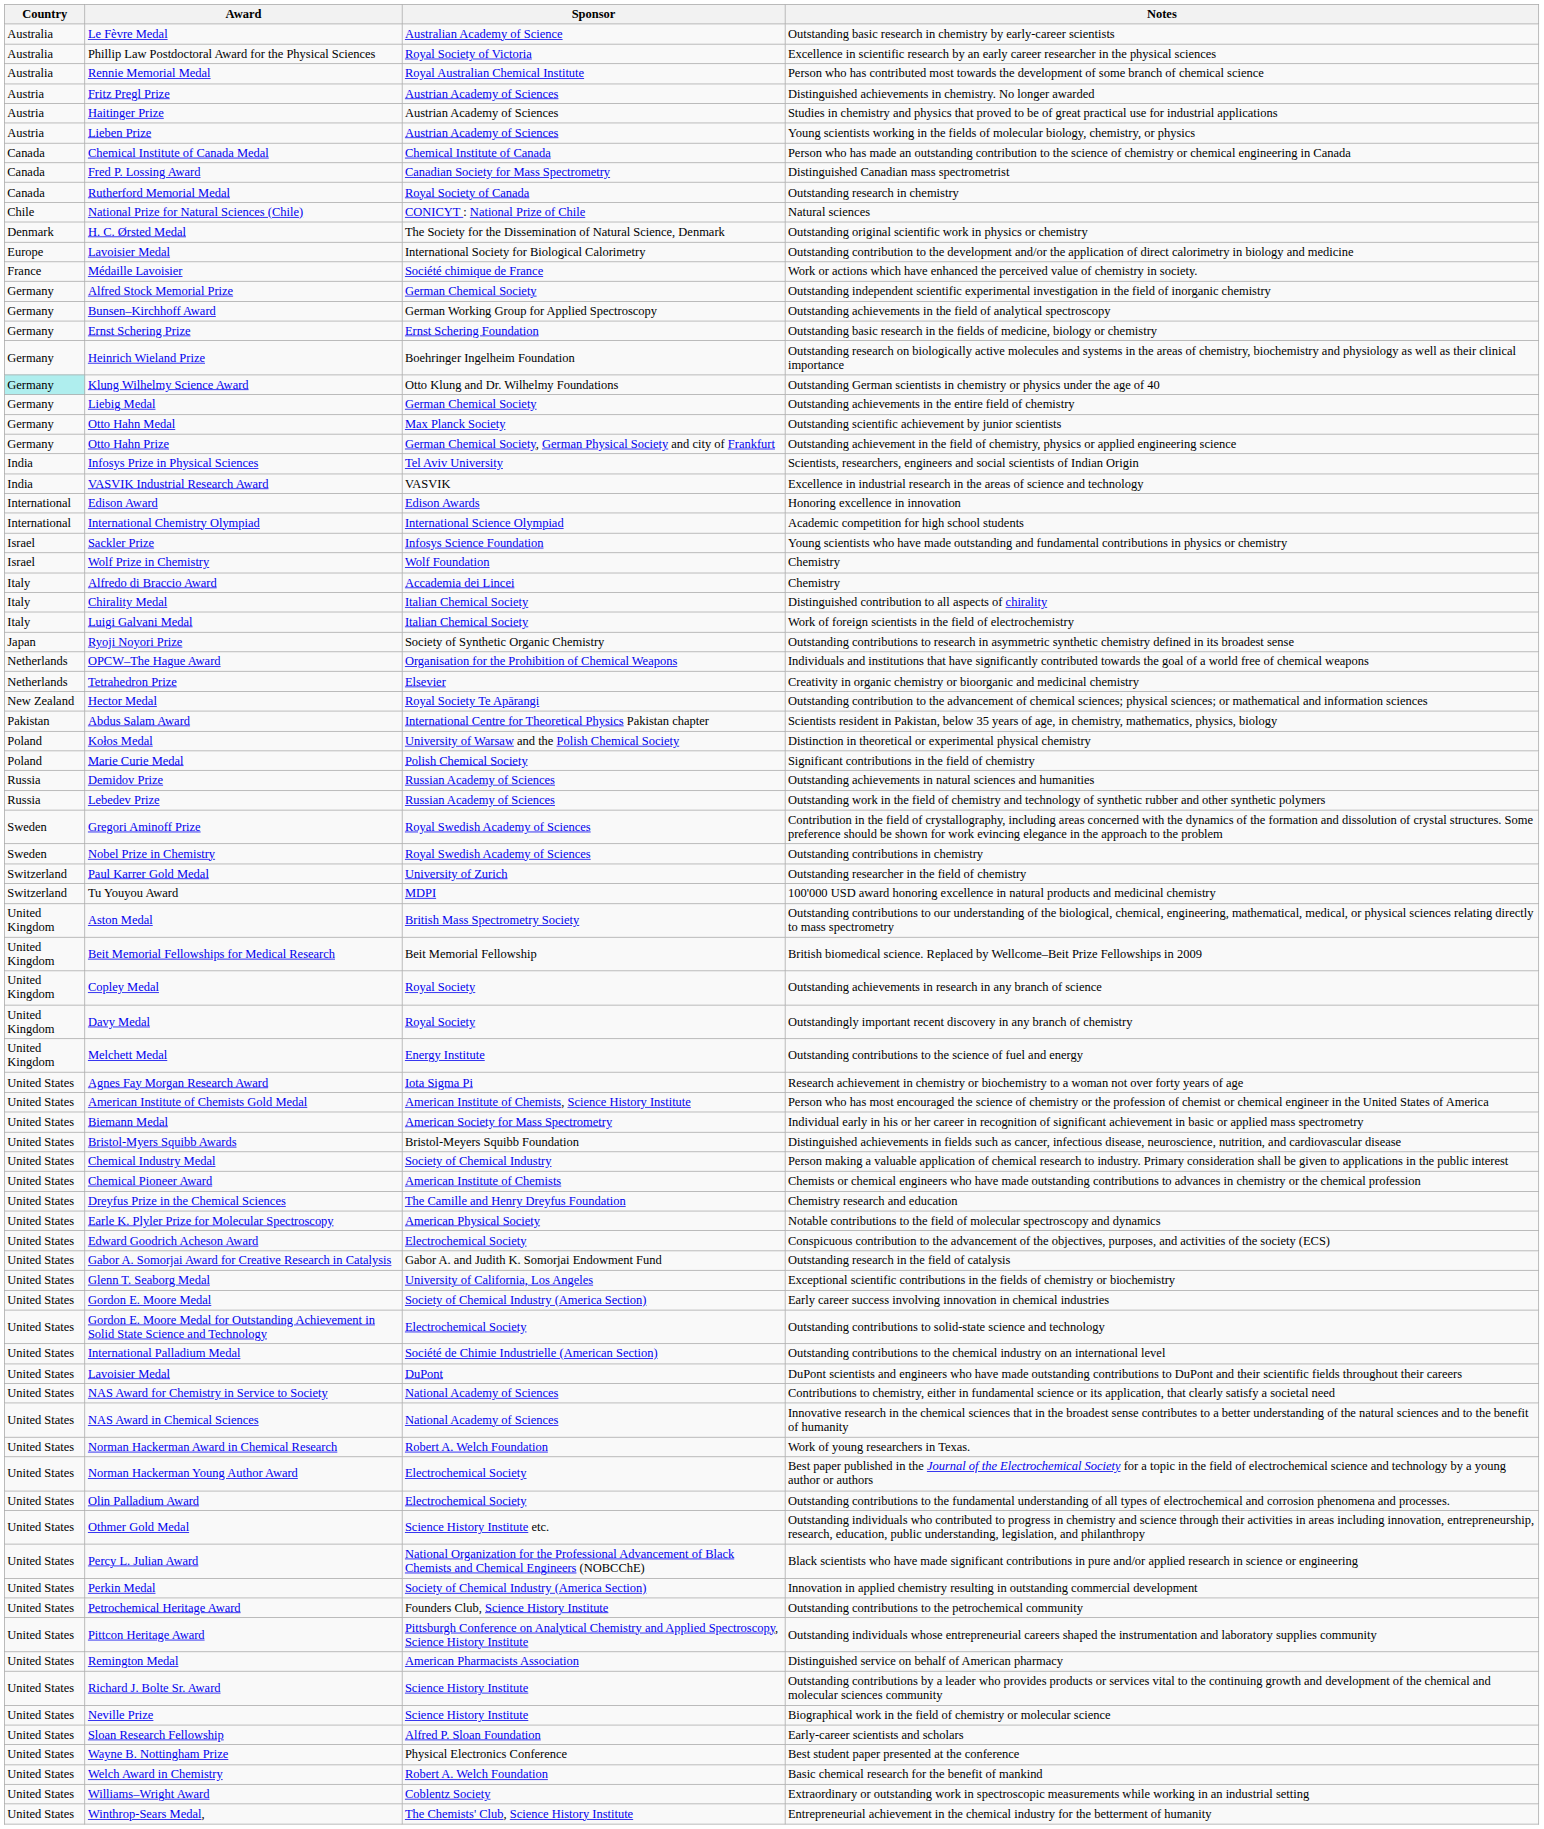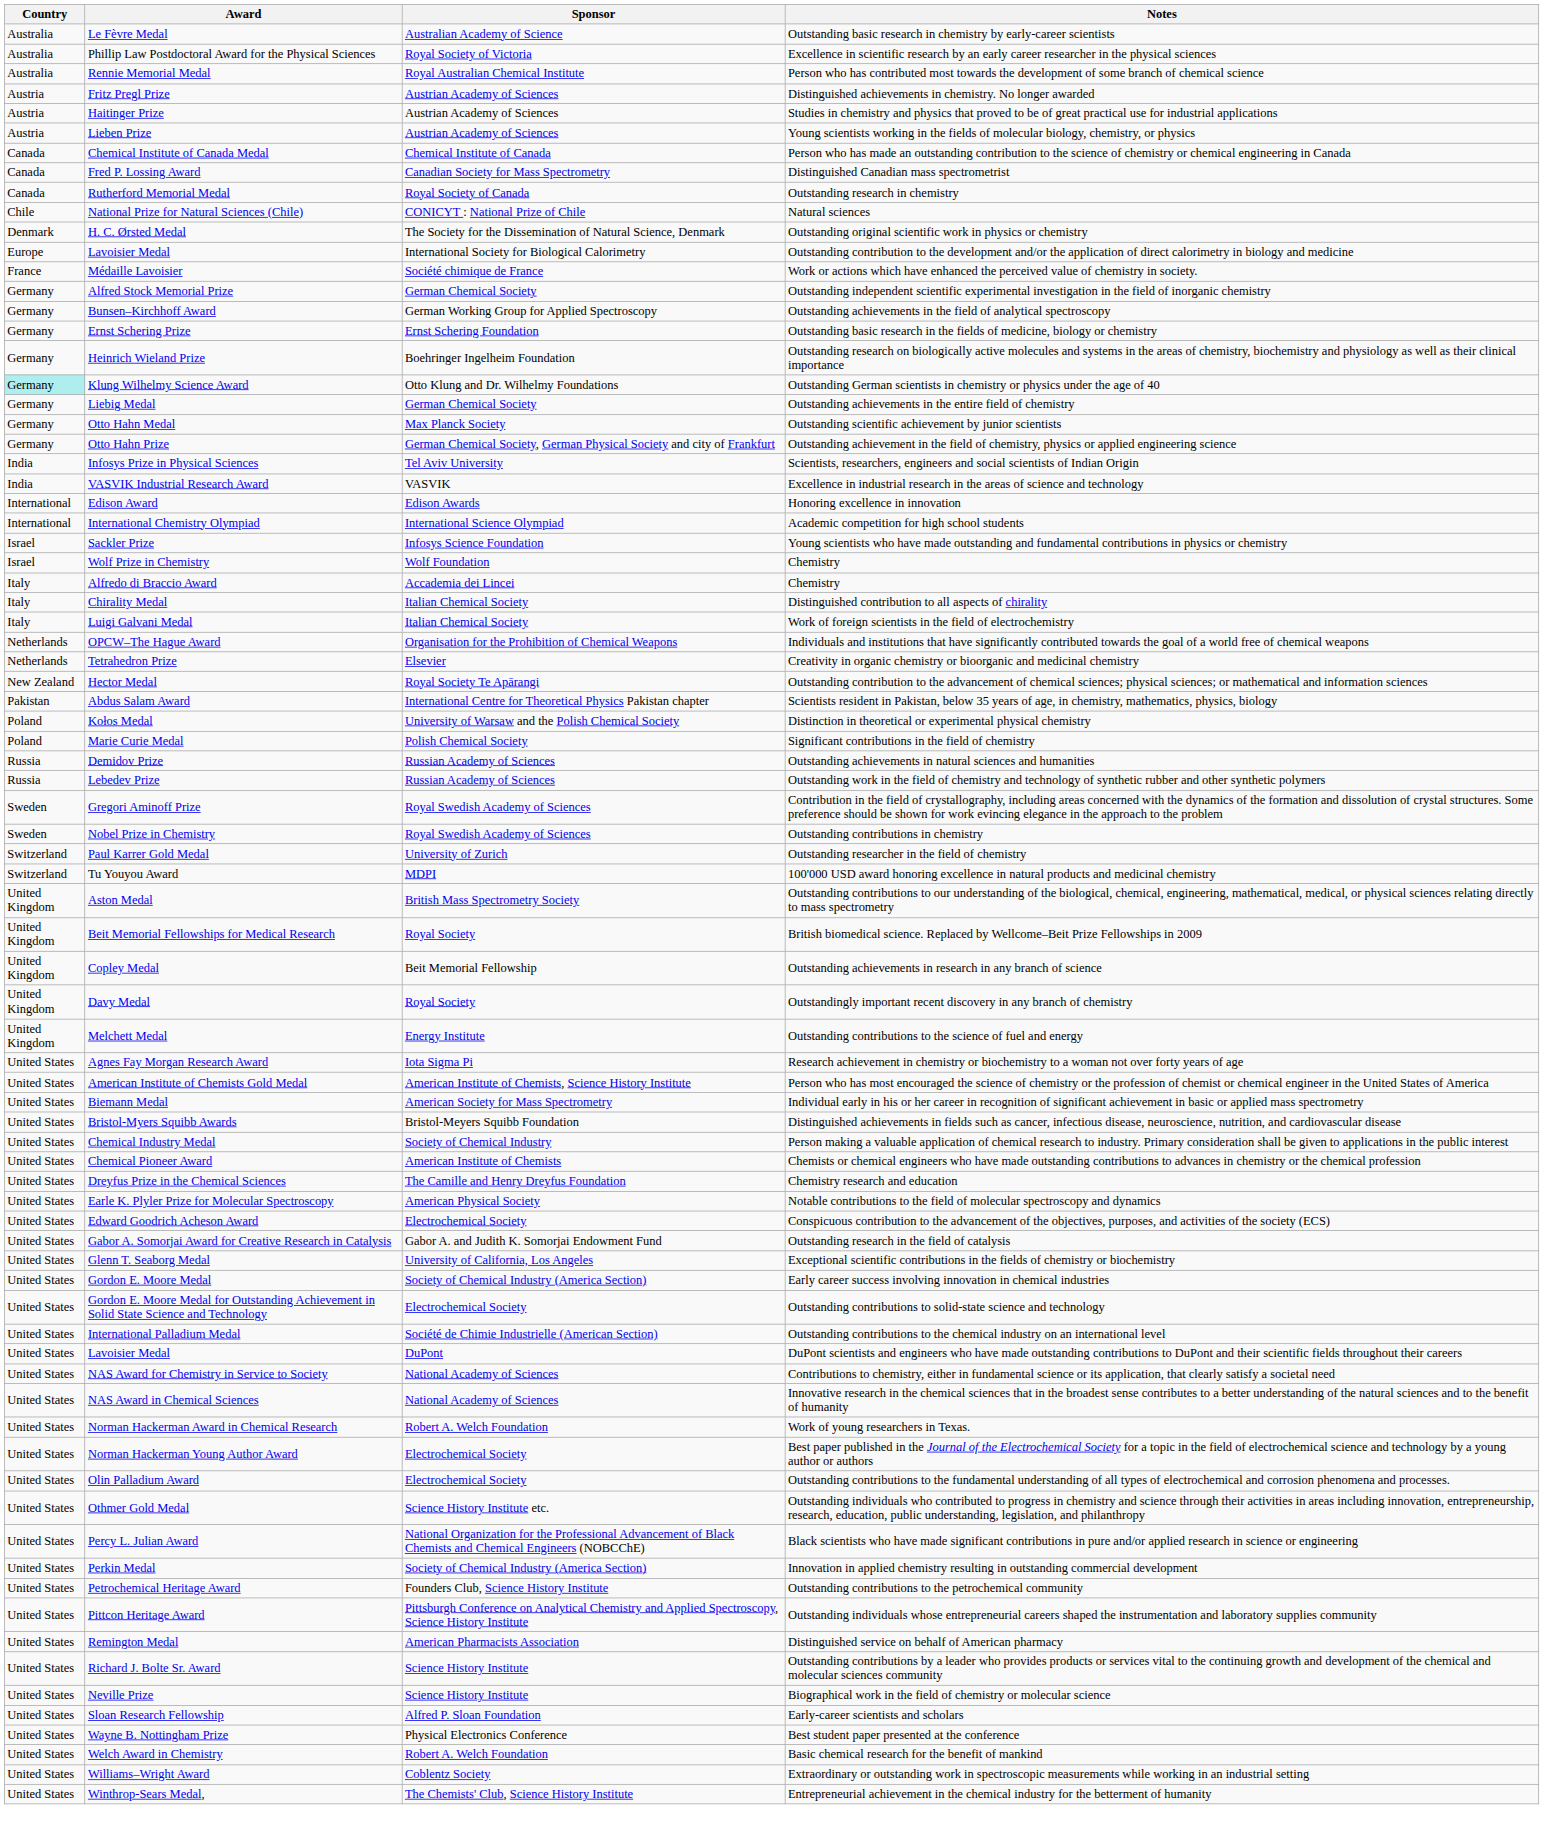- row: (135, 642)
(471, 954) Beit Memorial Fellowship -> (440, 934) Royal Society
(440, 988) Royal Society -> (471, 968) Beit Memorial Fellowship
